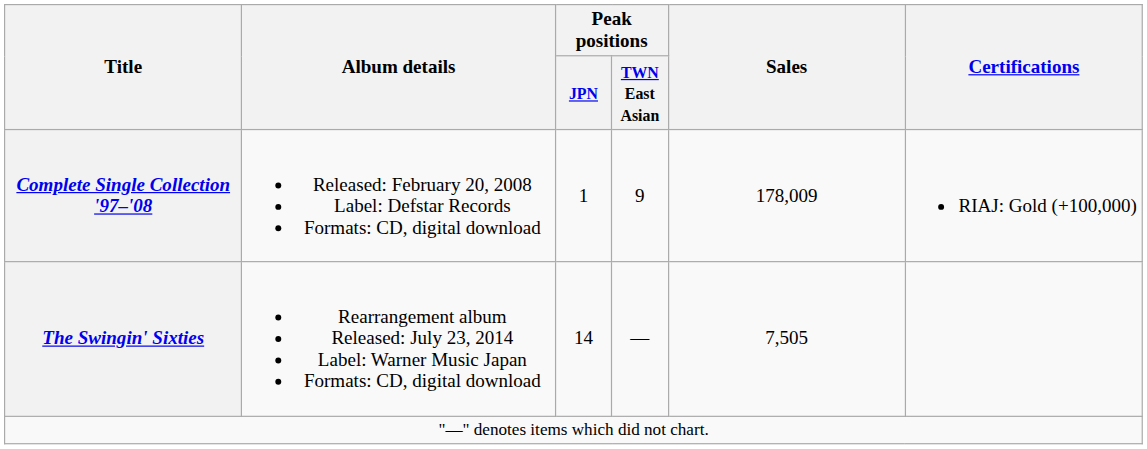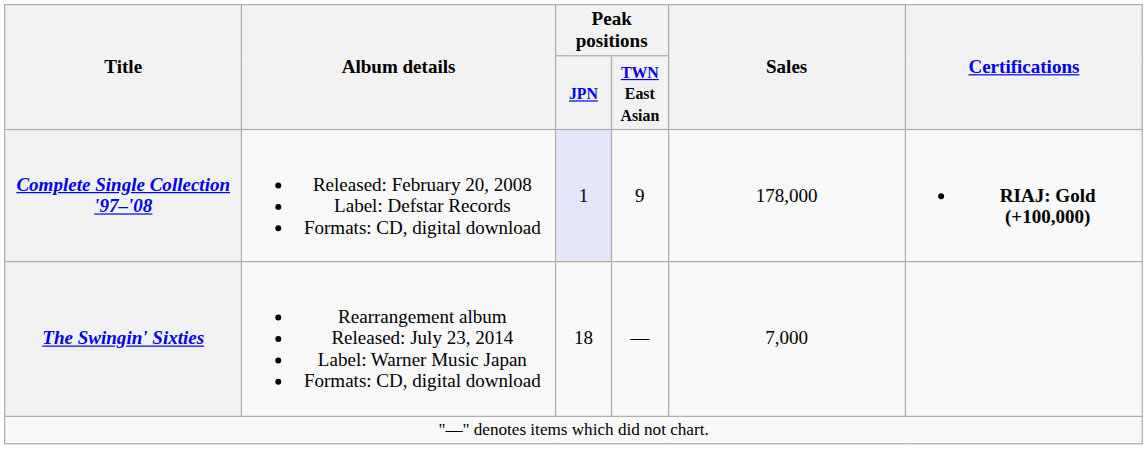(583, 195) no background -> (583, 195) lavender background
(787, 195) 178,009 -> (787, 195) 178,000
(1024, 206) normal -> (1024, 206) bold
(583, 338) 14 -> (583, 338) 18
(787, 338) 7,505 -> (787, 338) 7,000
